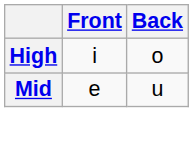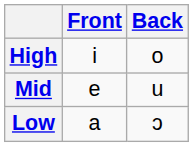+ row: (33, 123)
